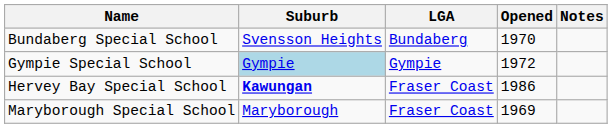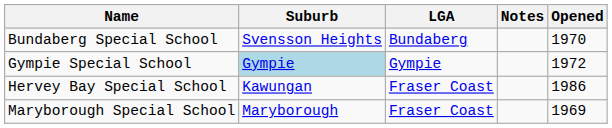columns swapped: (527, 16) <-> (582, 16)
(277, 88) bold -> (277, 88) normal
